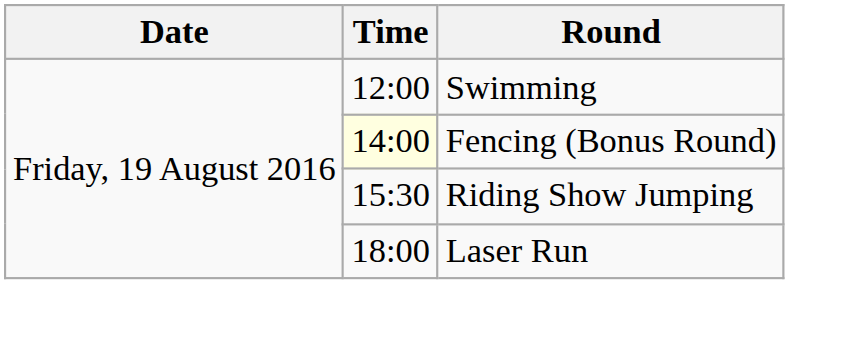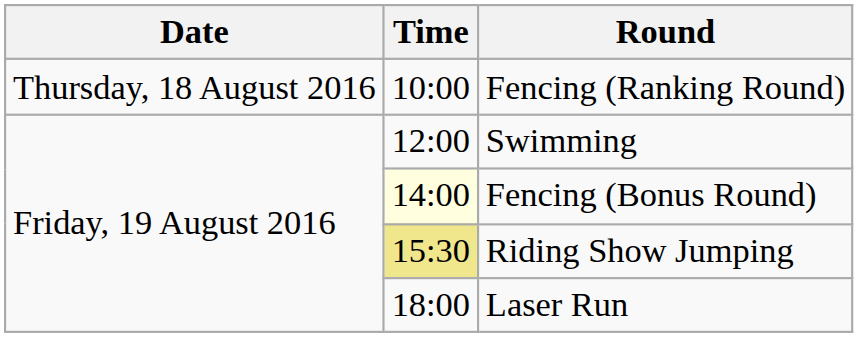+ row: (665, 86)
(391, 195) no background -> (431, 250) khaki background
